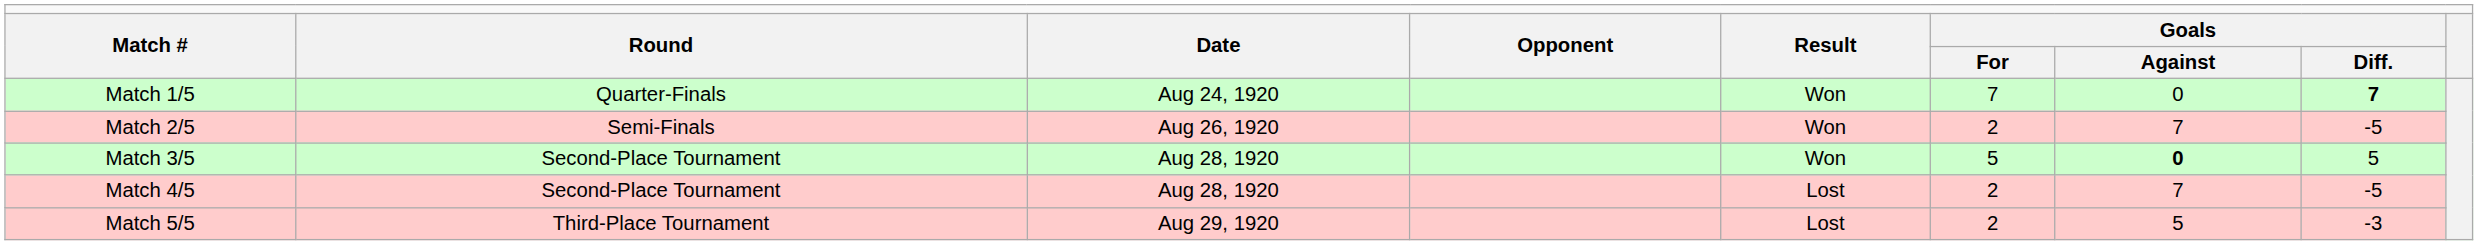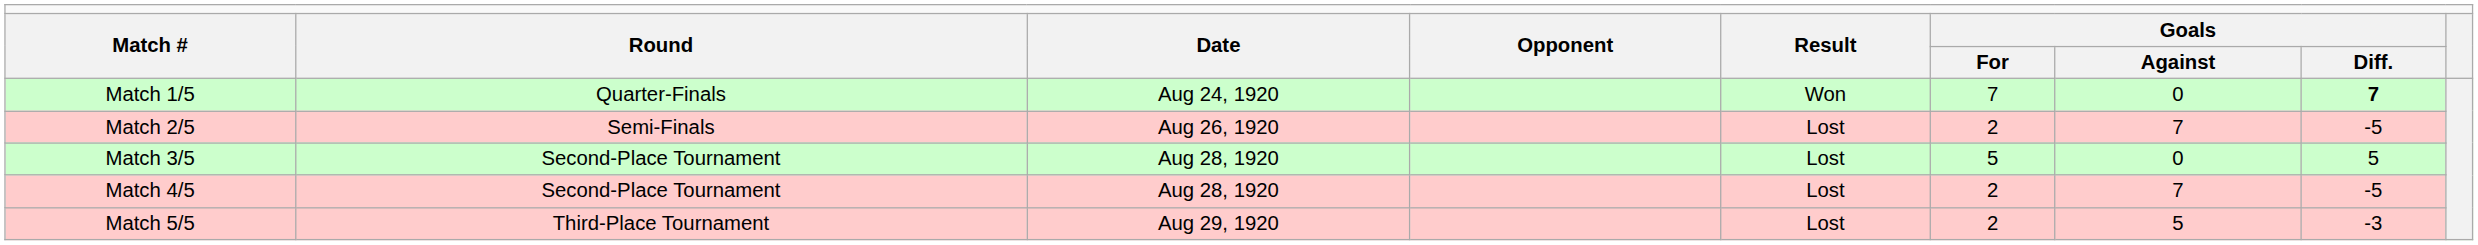(1825, 126) Won -> (1825, 126) Lost
(1825, 158) Won -> (1825, 158) Lost
(2178, 158) bold -> (2178, 158) normal
